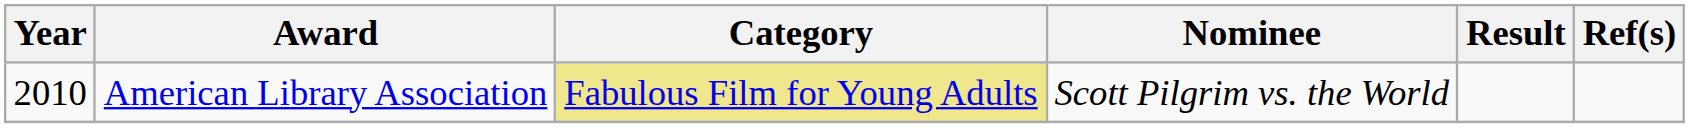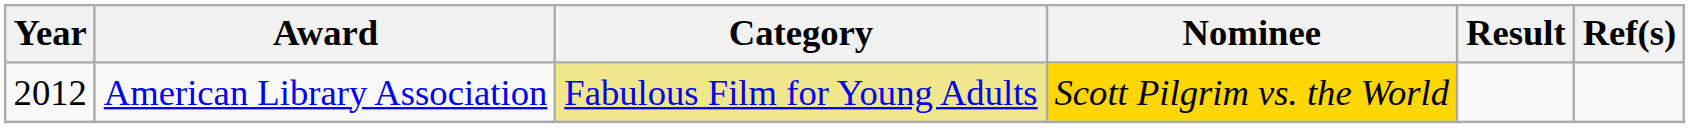(50, 91) 2010 -> (50, 91) 2012
(1252, 91) no background -> (1252, 91) gold background
